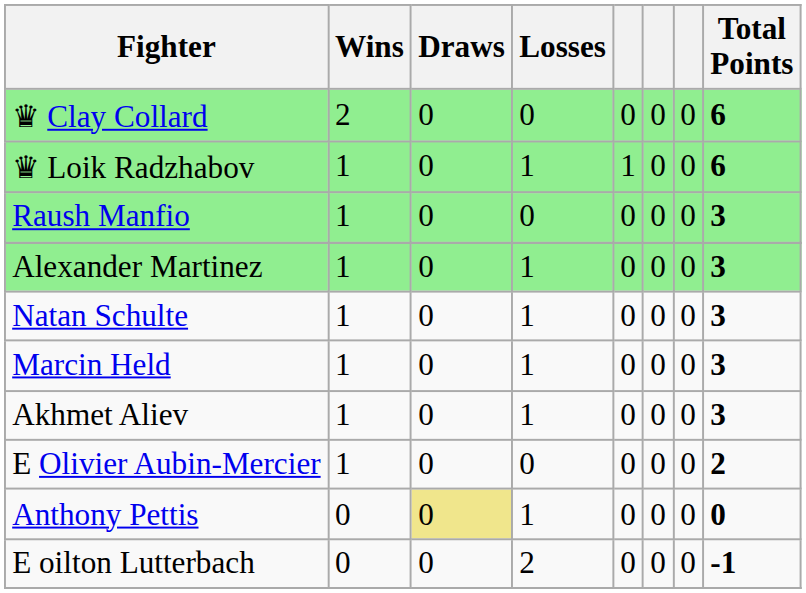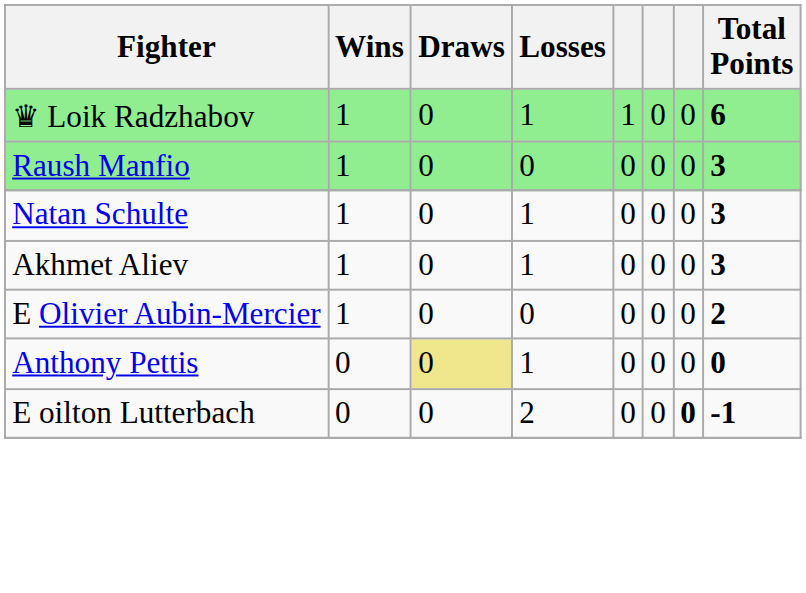- row: (110, 115)
- row: (137, 266)
- row: (91, 365)
(688, 563) normal -> (688, 412) bold
